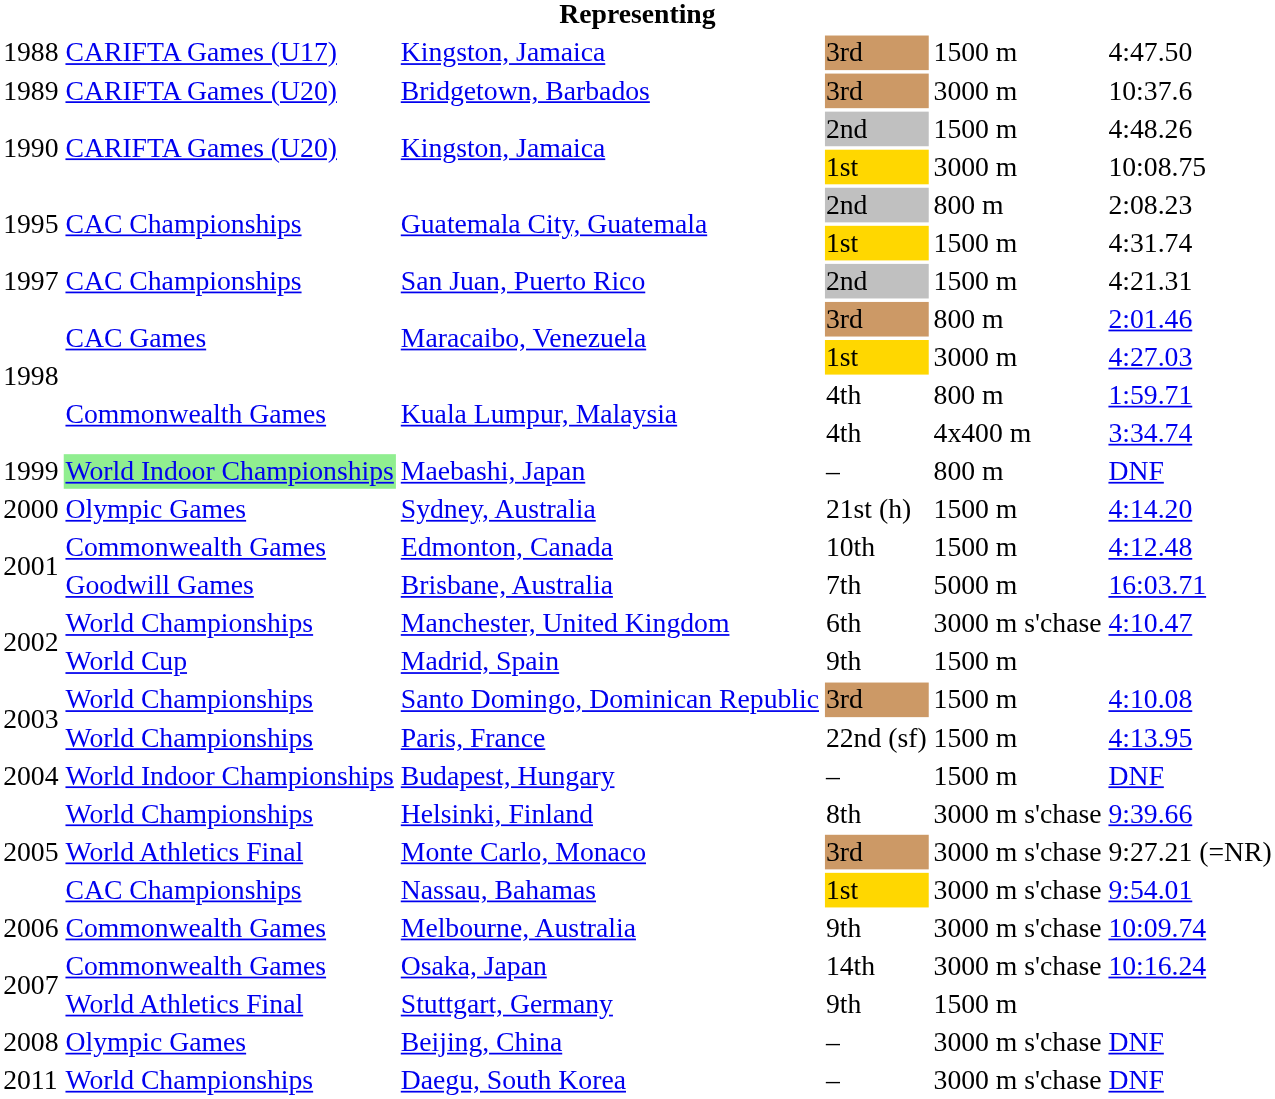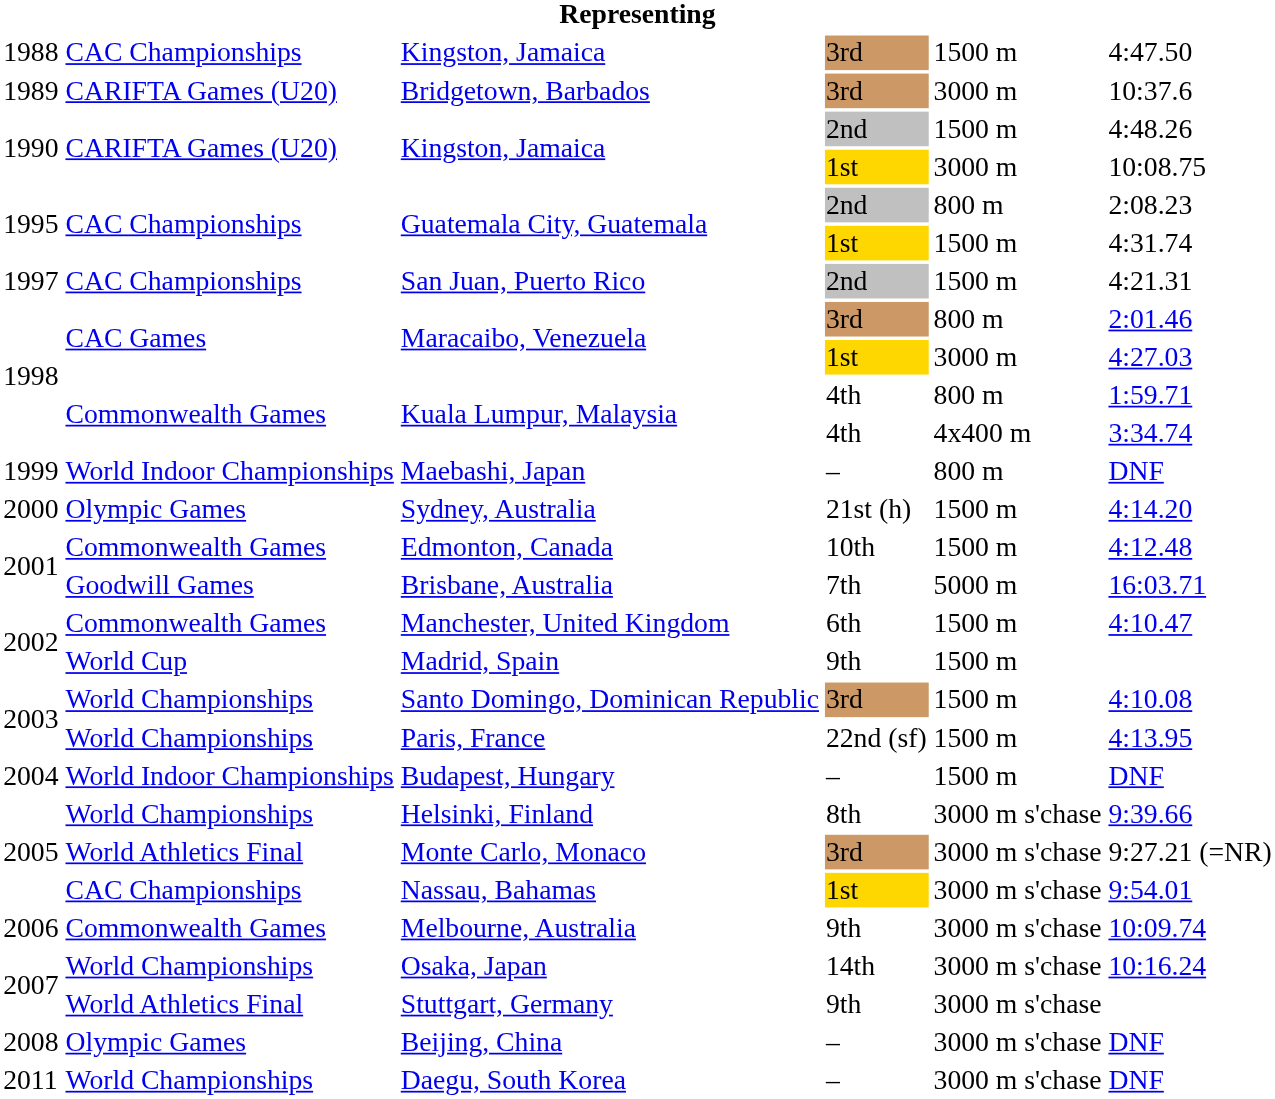(201, 52) CARIFTA Games (U17) -> (184, 52) CAC Championships
(230, 471) lightgreen background -> (230, 471) no background
(189, 623) World Championships -> (196, 623) Commonwealth Games
(1018, 623) 3000 m s'chase -> (975, 623) 1500 m
(196, 965) Commonwealth Games -> (189, 965) World Championships
(975, 1003) 1500 m -> (1018, 1003) 3000 m s'chase
